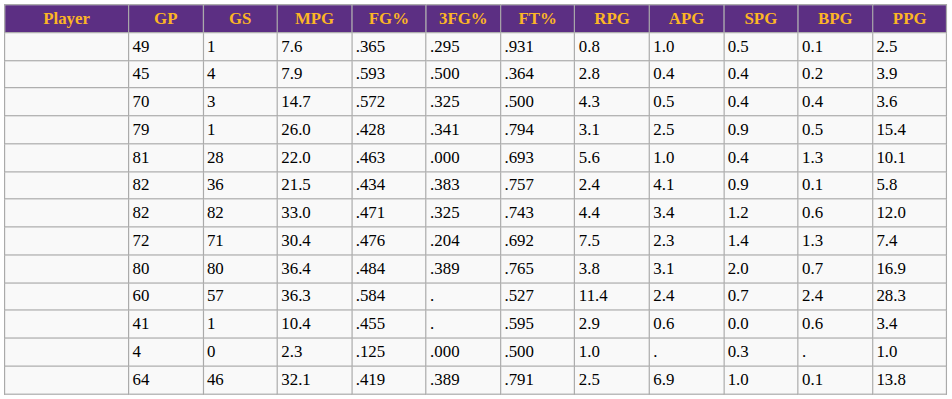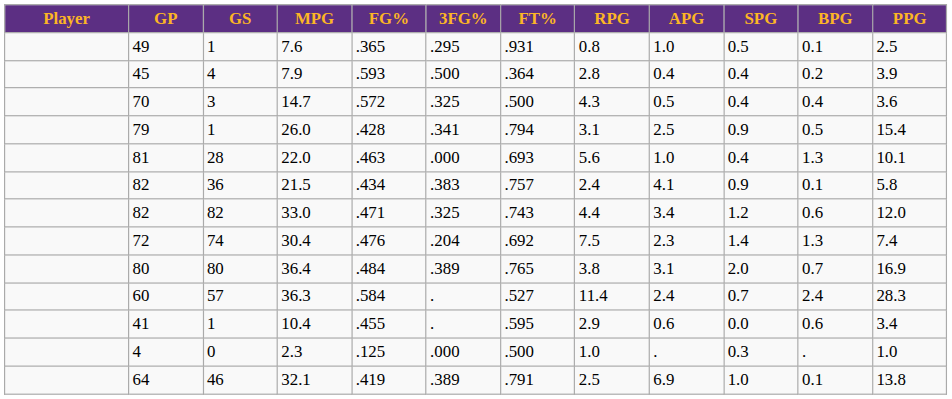(215, 241) 71 -> (215, 241) 74
